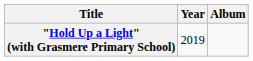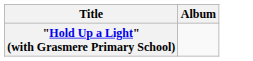- column: (193, 14)
